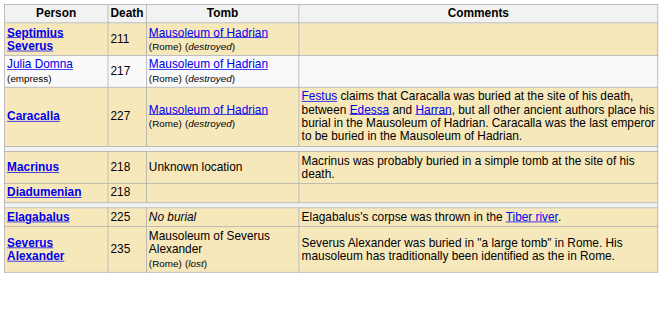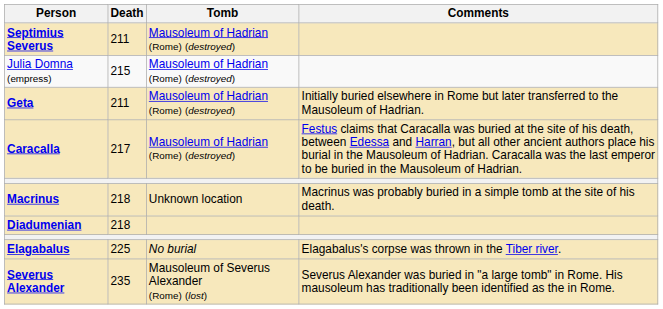(120, 71) 217 -> (120, 71) 215
+ row: (20, 103)
(120, 116) 227 -> (120, 148) 217
